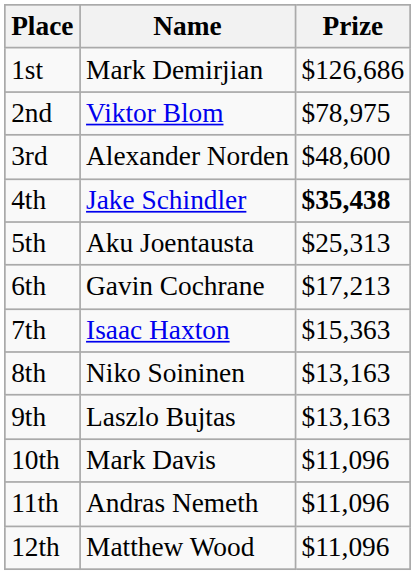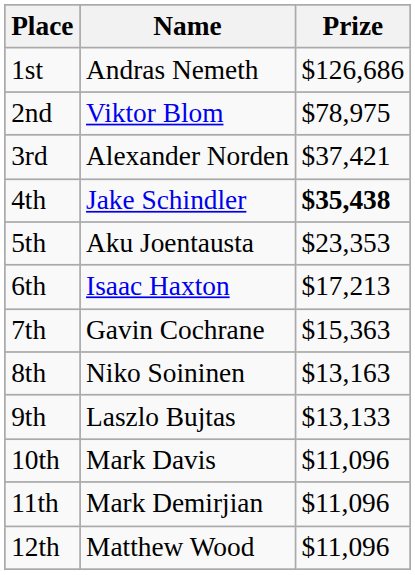(175, 69) Mark Demirjian -> (172, 69) Andras Nemeth
(346, 156) $48,600 -> (346, 156) $37,421
(346, 243) $25,313 -> (346, 243) $23,353
(175, 286) Gavin Cochrane -> (158, 286) Isaac Haxton
(158, 329) Isaac Haxton -> (175, 329) Gavin Cochrane
(346, 416) $13,163 -> (346, 416) $13,133
(172, 503) Andras Nemeth -> (175, 503) Mark Demirjian
